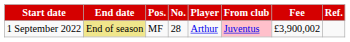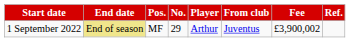(176, 28) 28 -> (176, 28) 29
(242, 28) pink background -> (242, 28) no background
